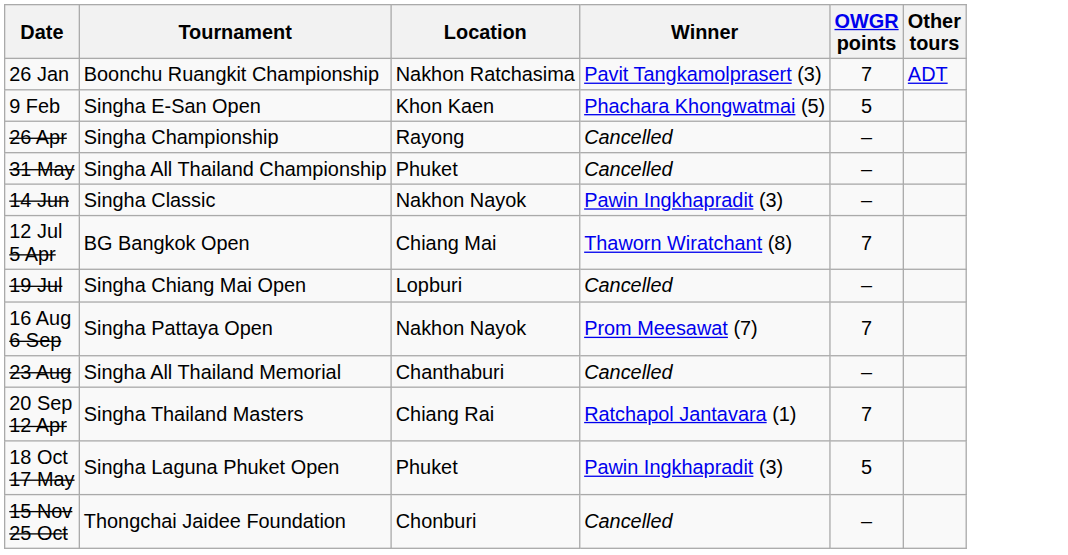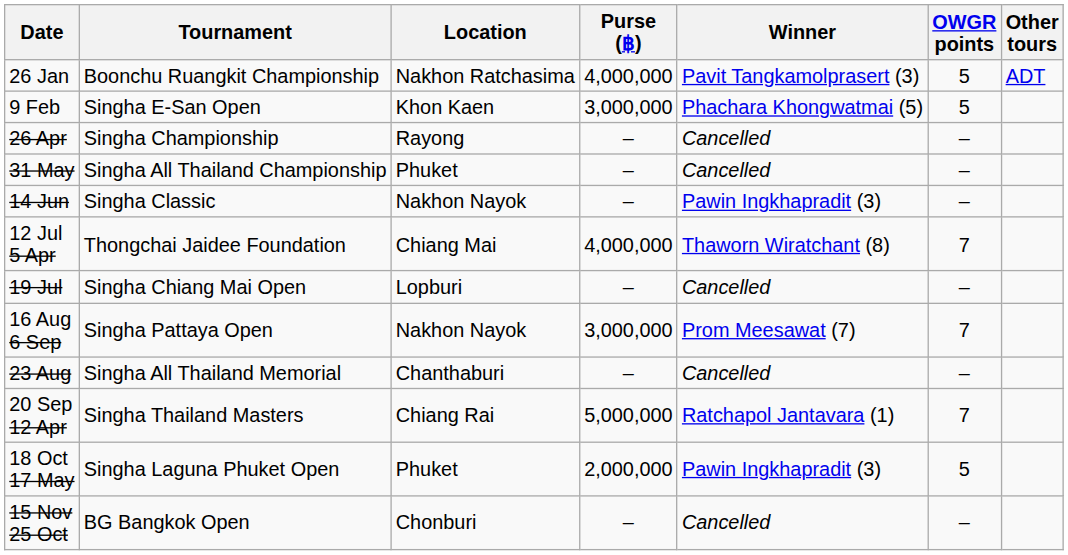+ column: (628, 32)
(867, 74) 7 -> (964, 76) 5
(167, 243) BG Bangkok Open -> (215, 244) Thongchai Jaidee Foundation
(215, 521) Thongchai Jaidee Foundation -> (167, 523) BG Bangkok Open
